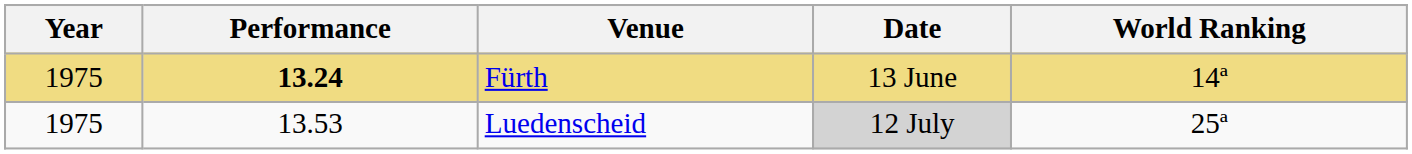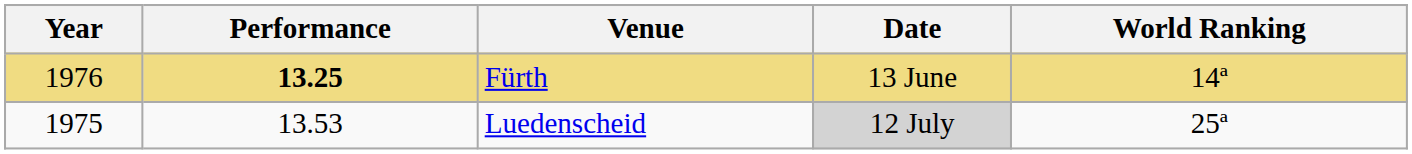(74, 76) 1975 -> (74, 76) 1976
(310, 76) 13.24 -> (310, 76) 13.25
